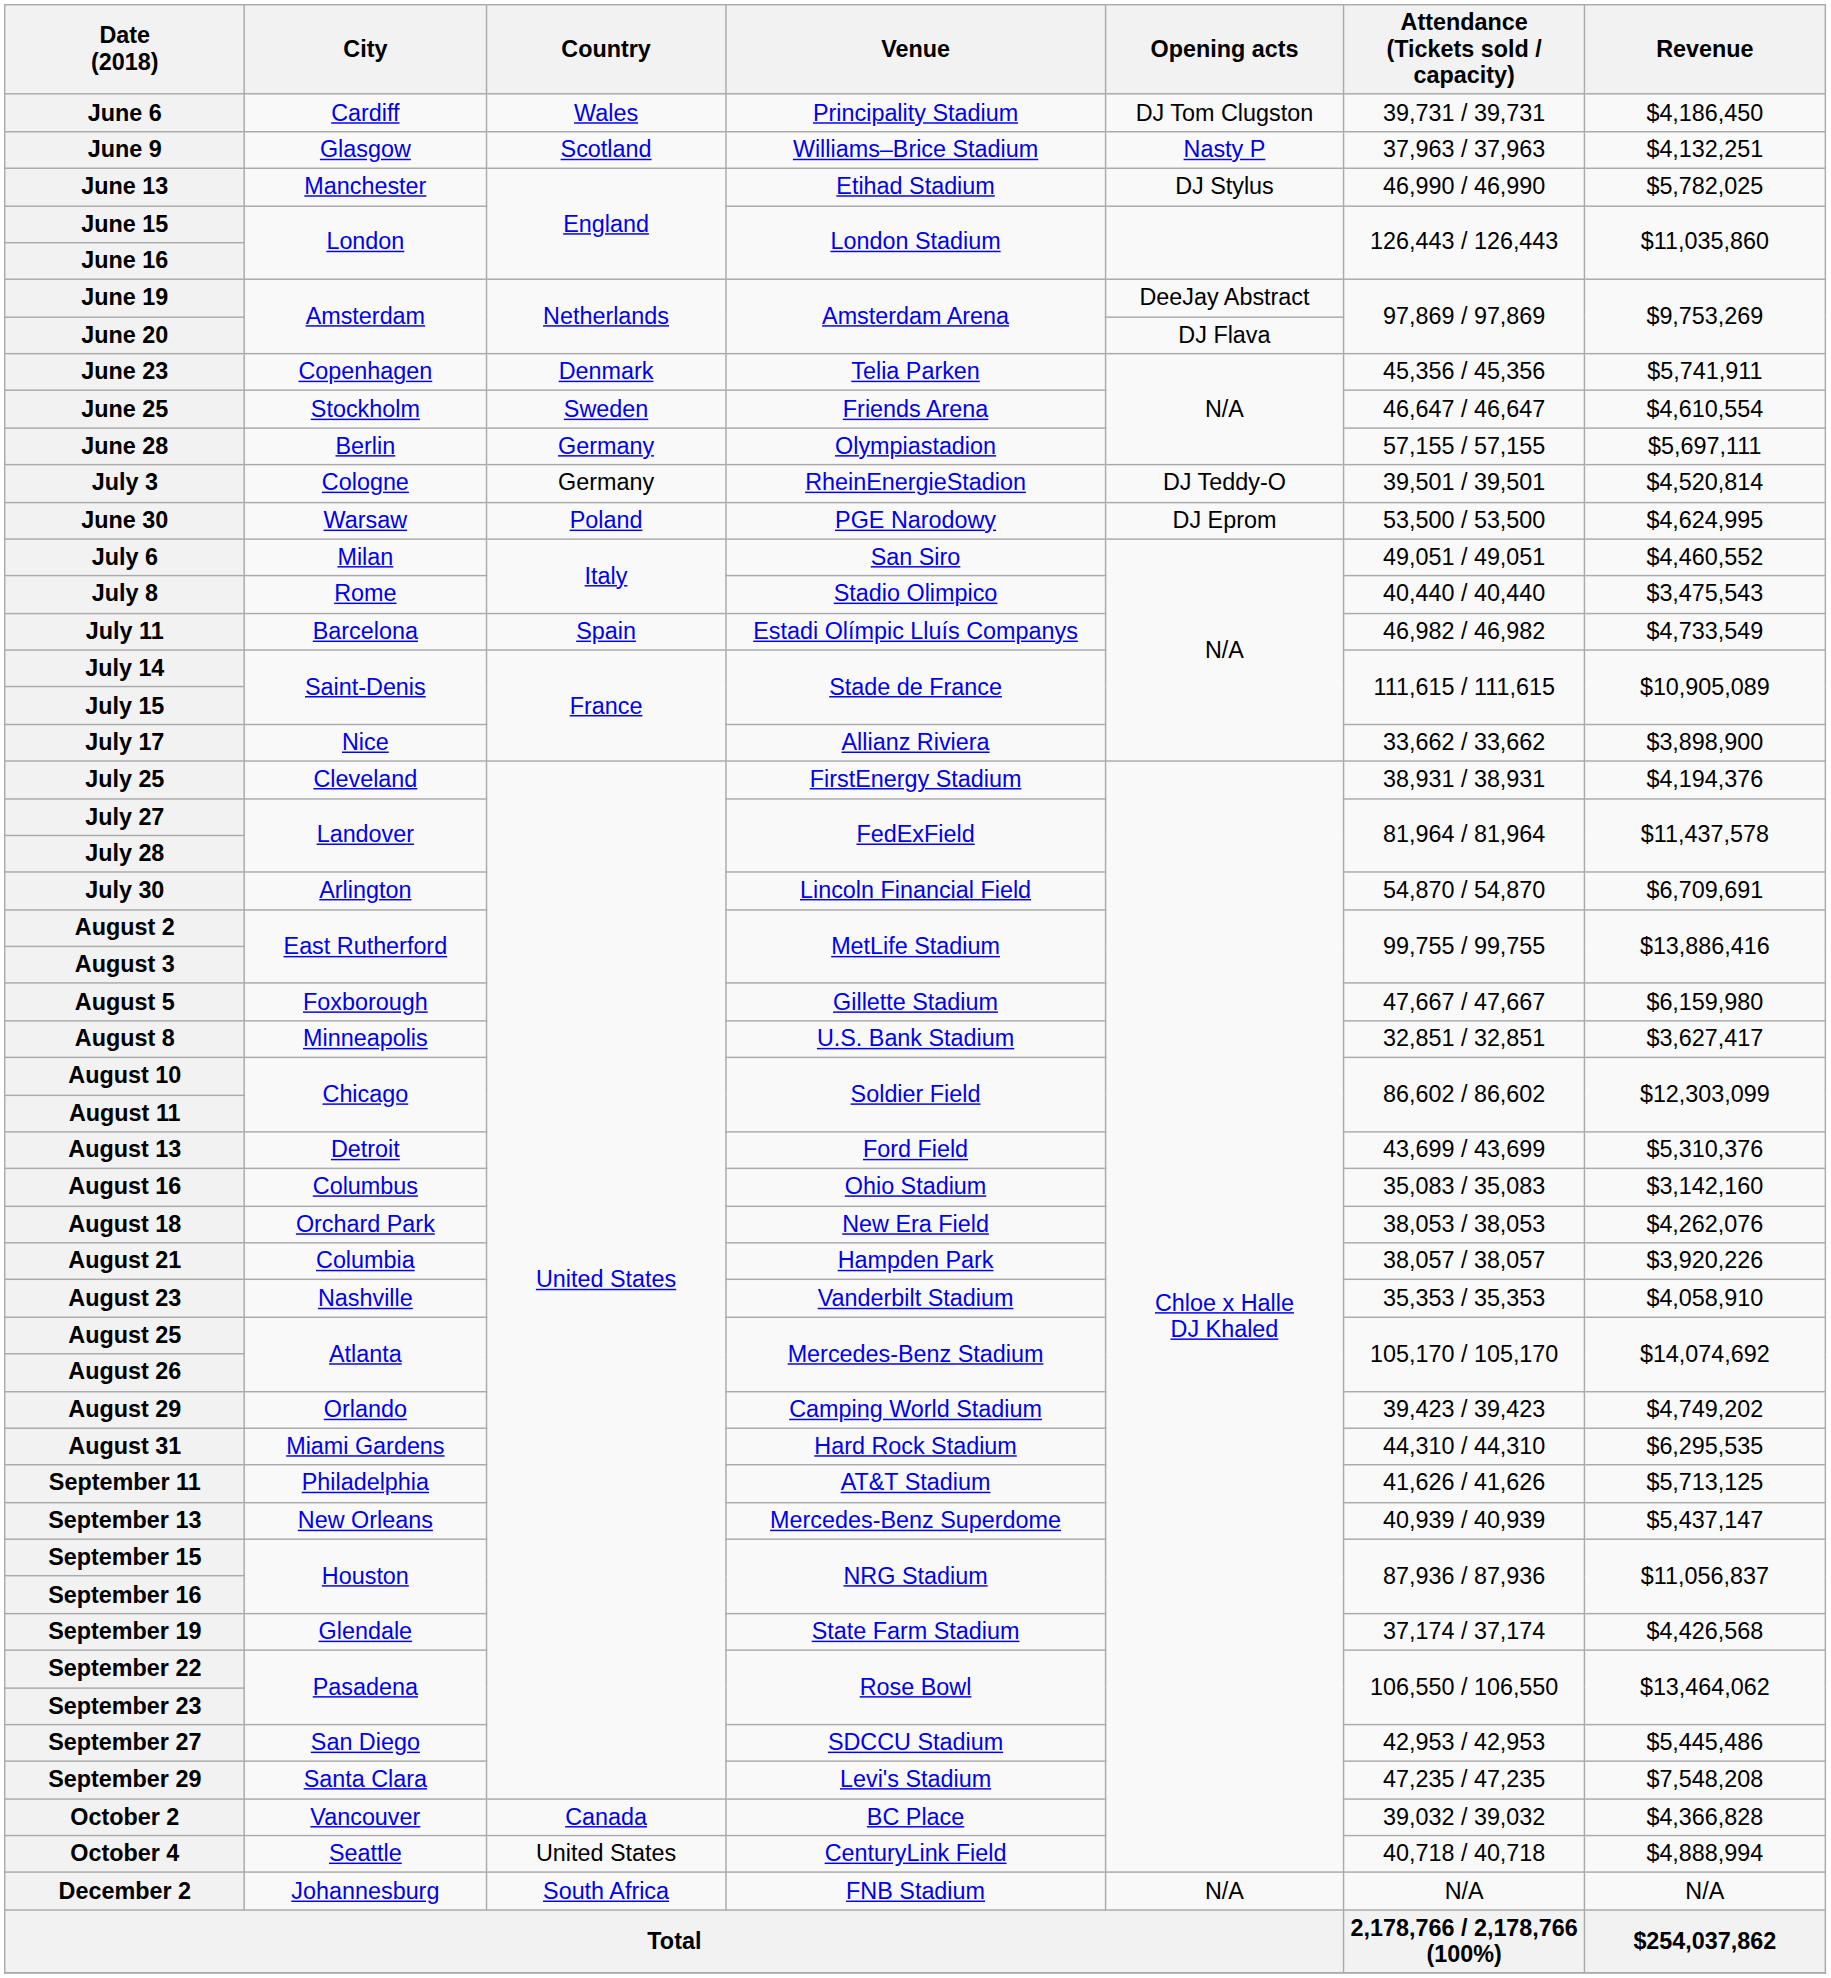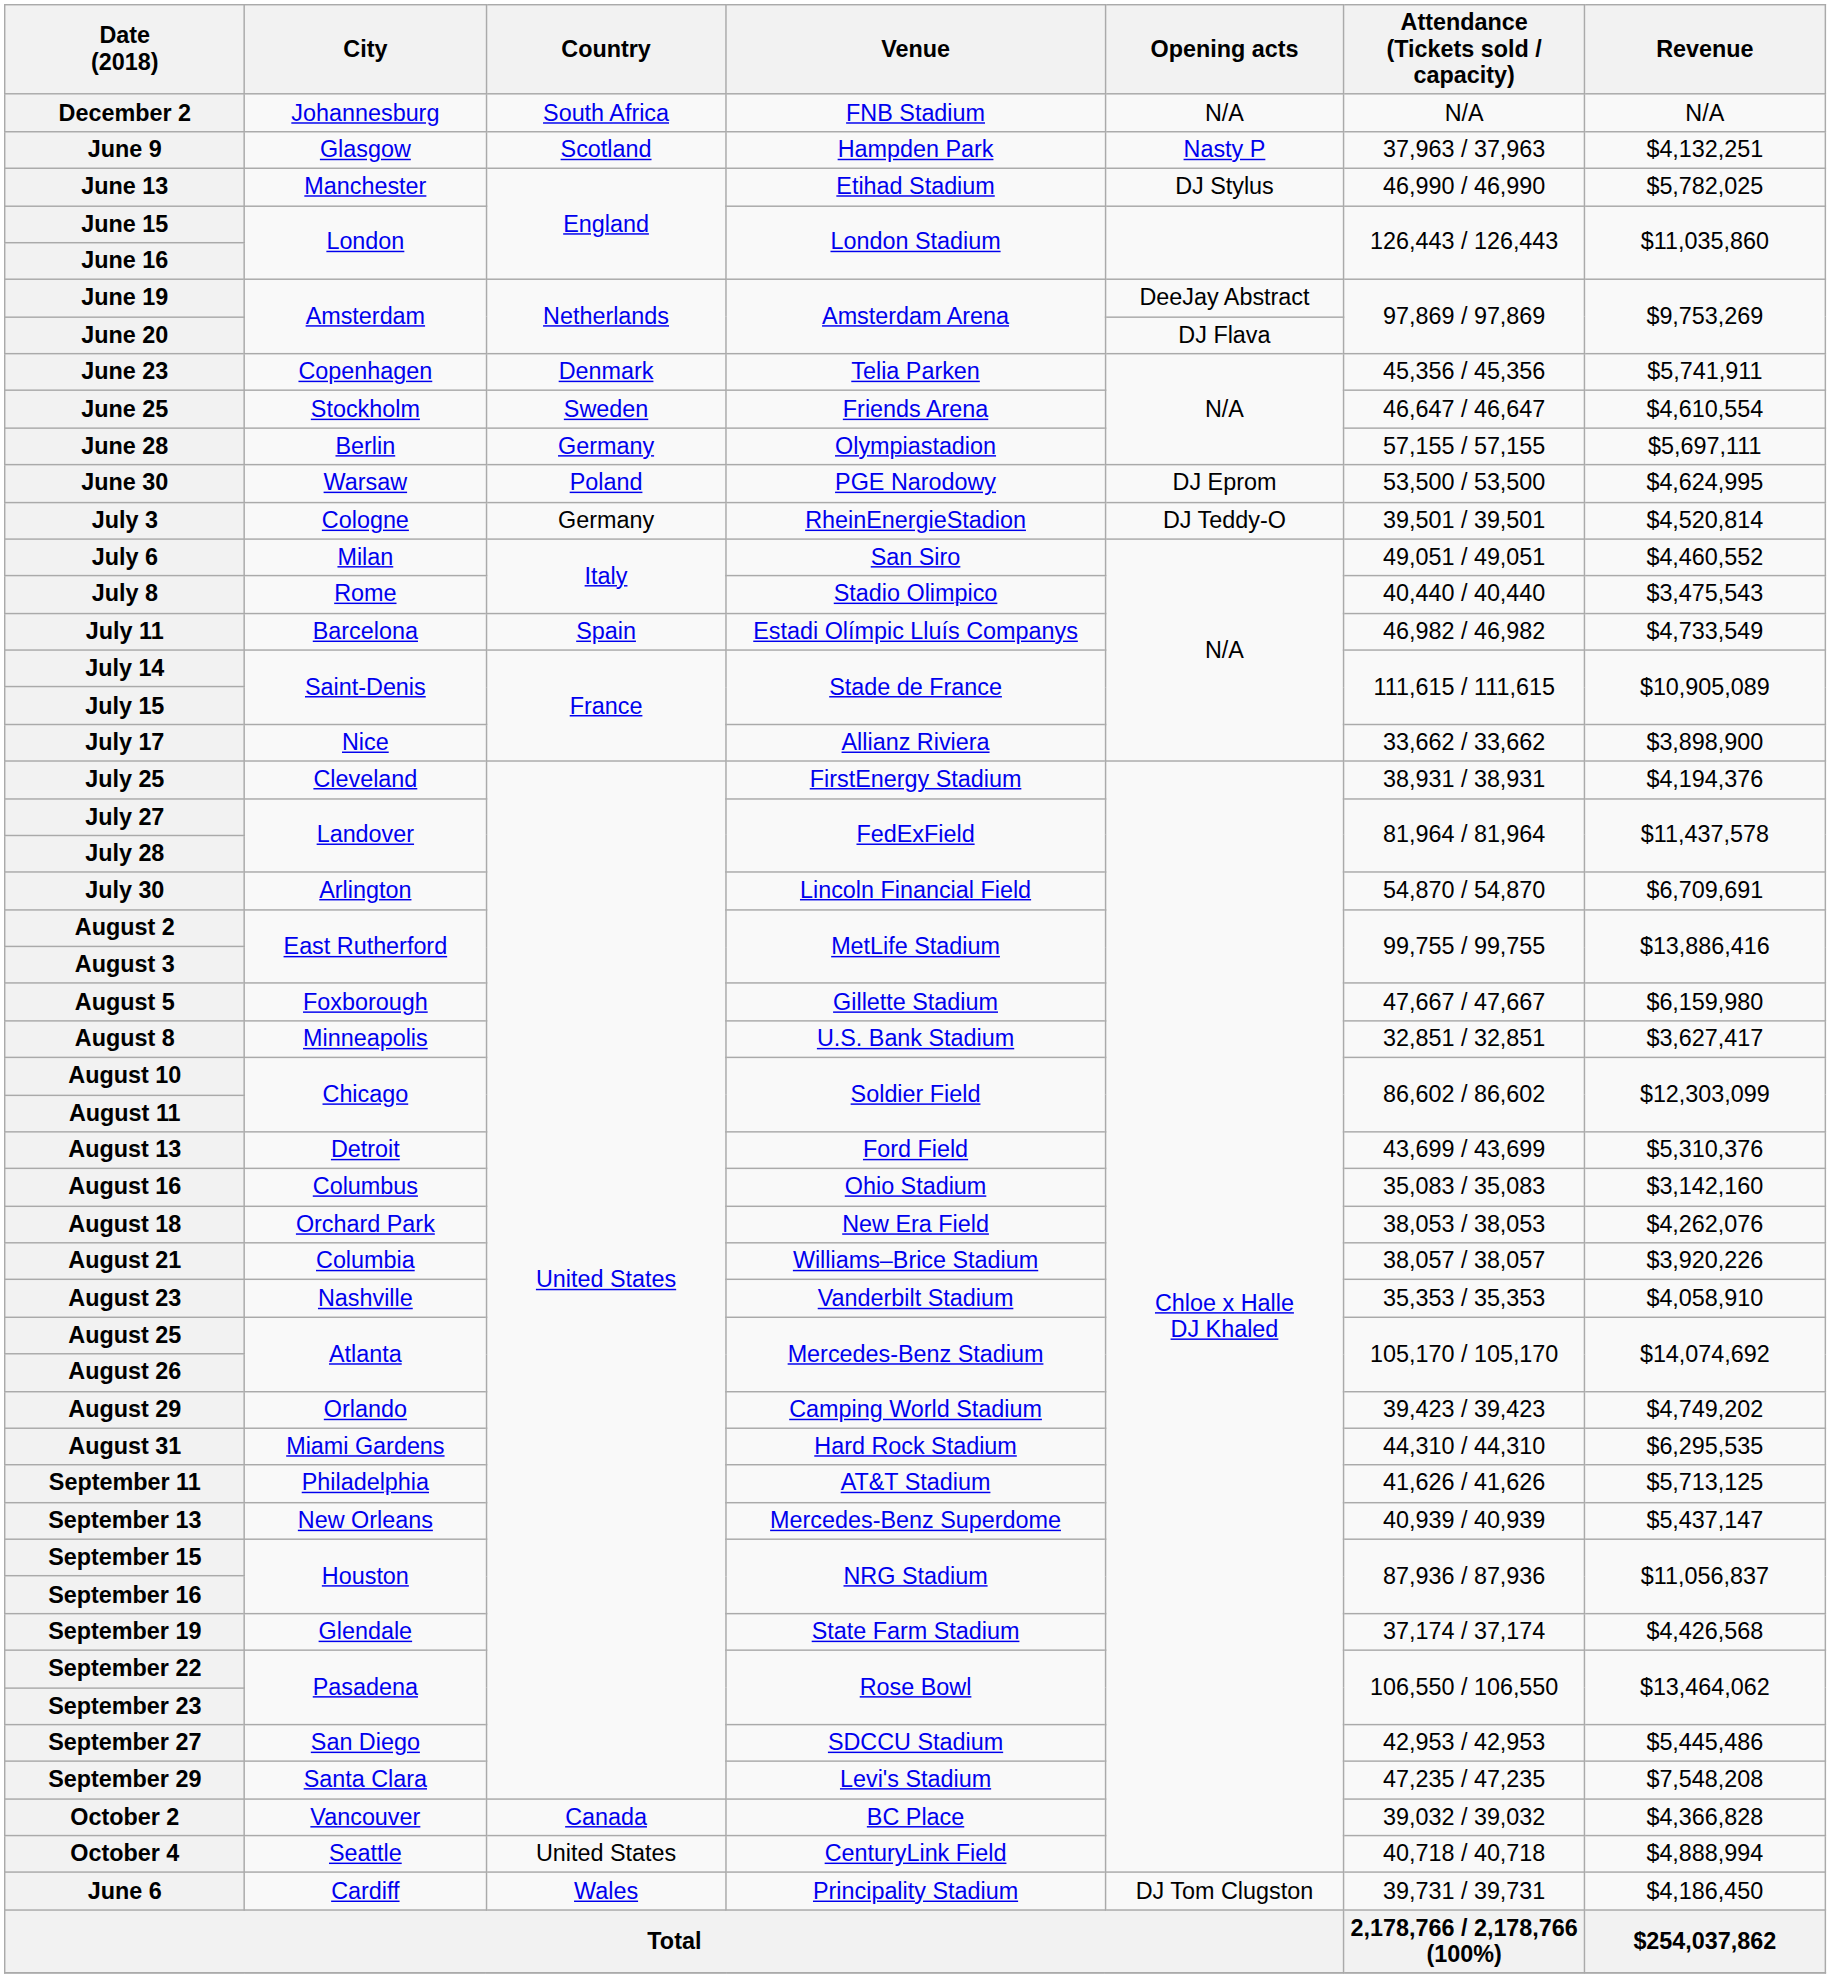rows swapped: (125, 112) <-> (125, 1890)
(916, 149) Williams–Brice Stadium -> (916, 149) Hampden Park
rows swapped: (125, 520) <-> (125, 483)
(916, 1261) Hampden Park -> (916, 1261) Williams–Brice Stadium
